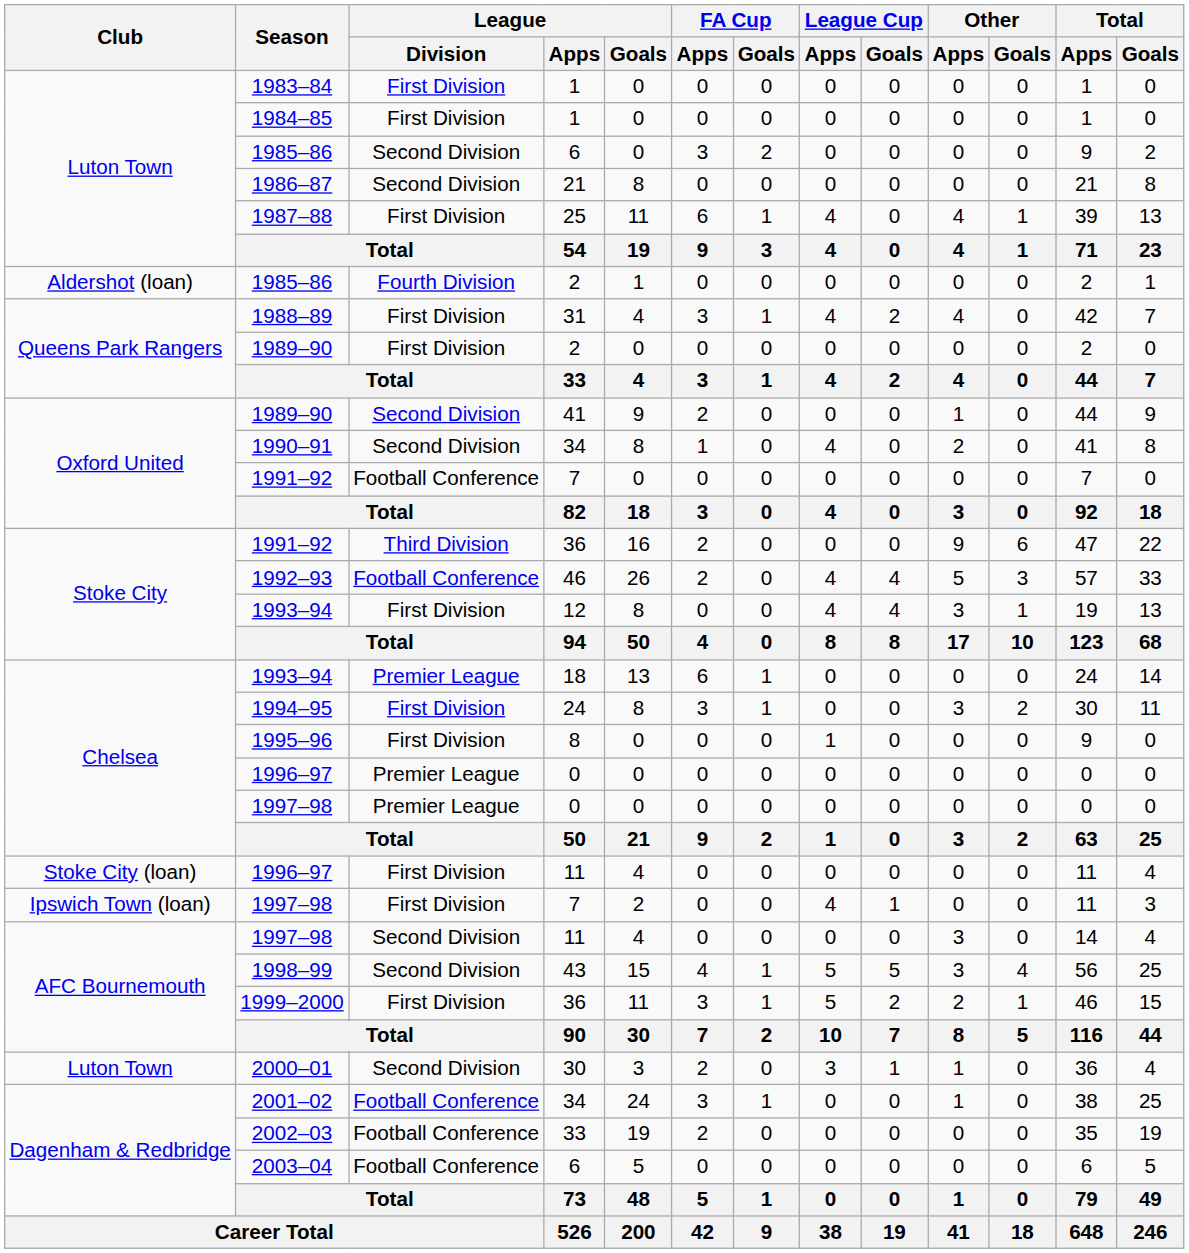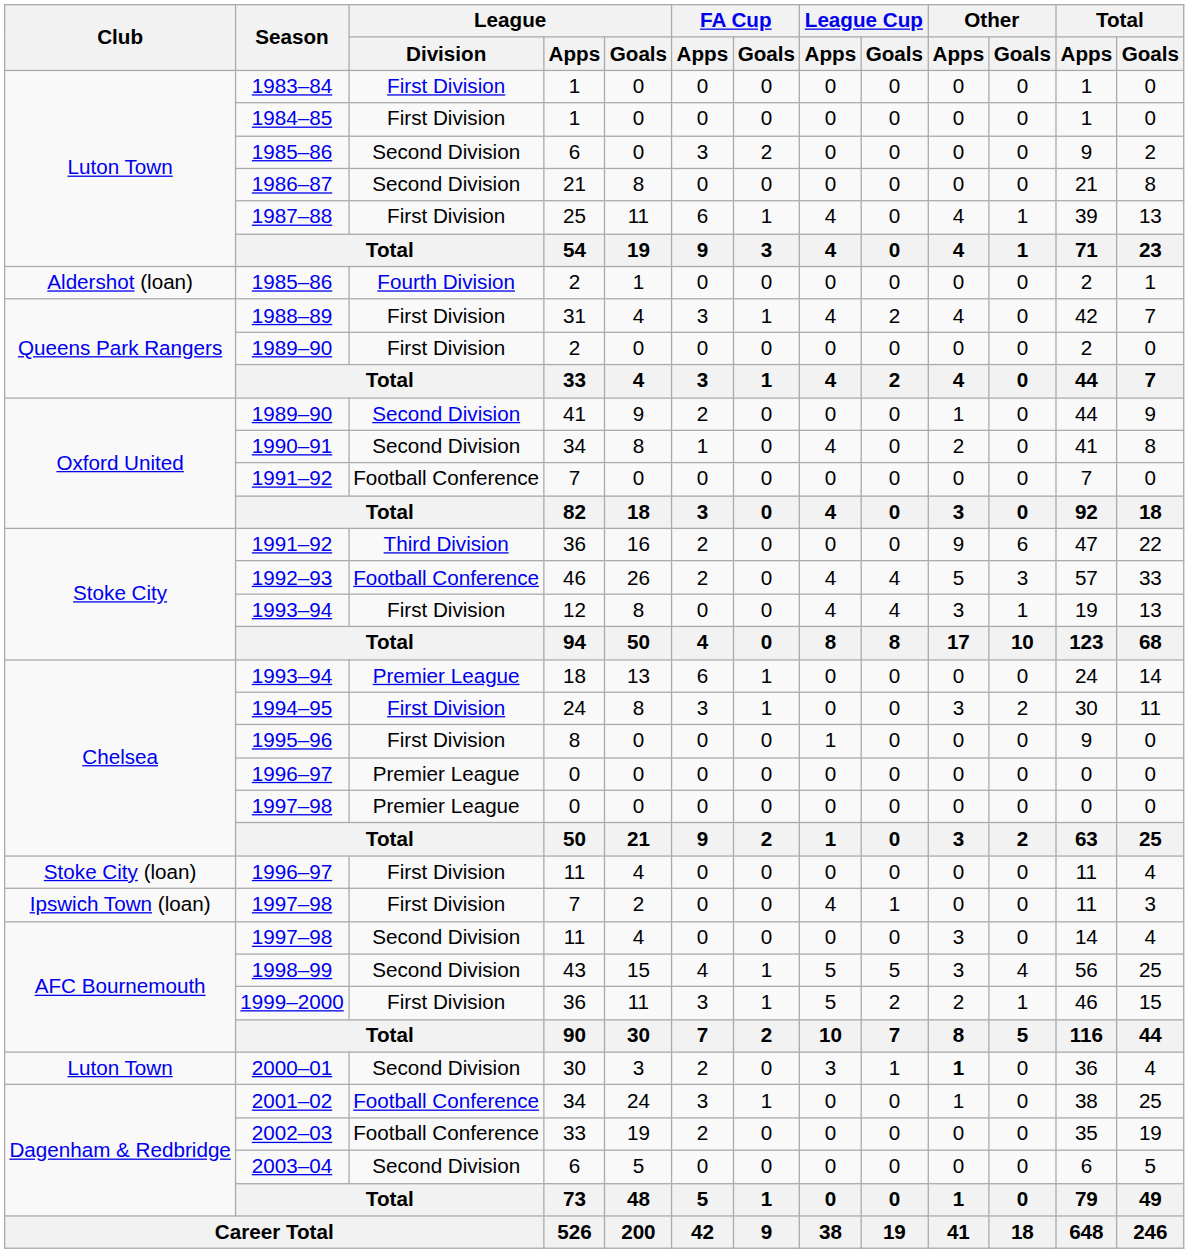(958, 1068) normal -> (958, 1068) bold
(446, 1166) Football Conference -> (446, 1166) Second Division
